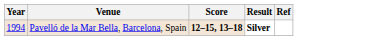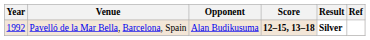+ column: (225, 12)
(16, 28) 1994 -> (16, 28) 1992
